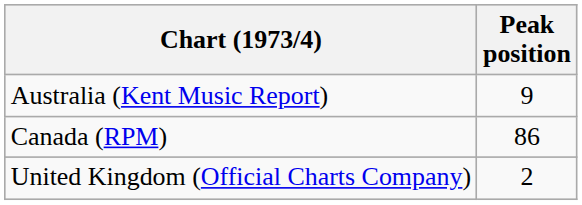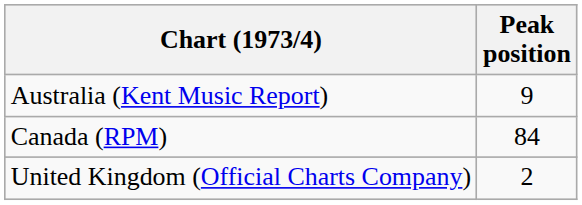(527, 136) 86 -> (527, 136) 84
